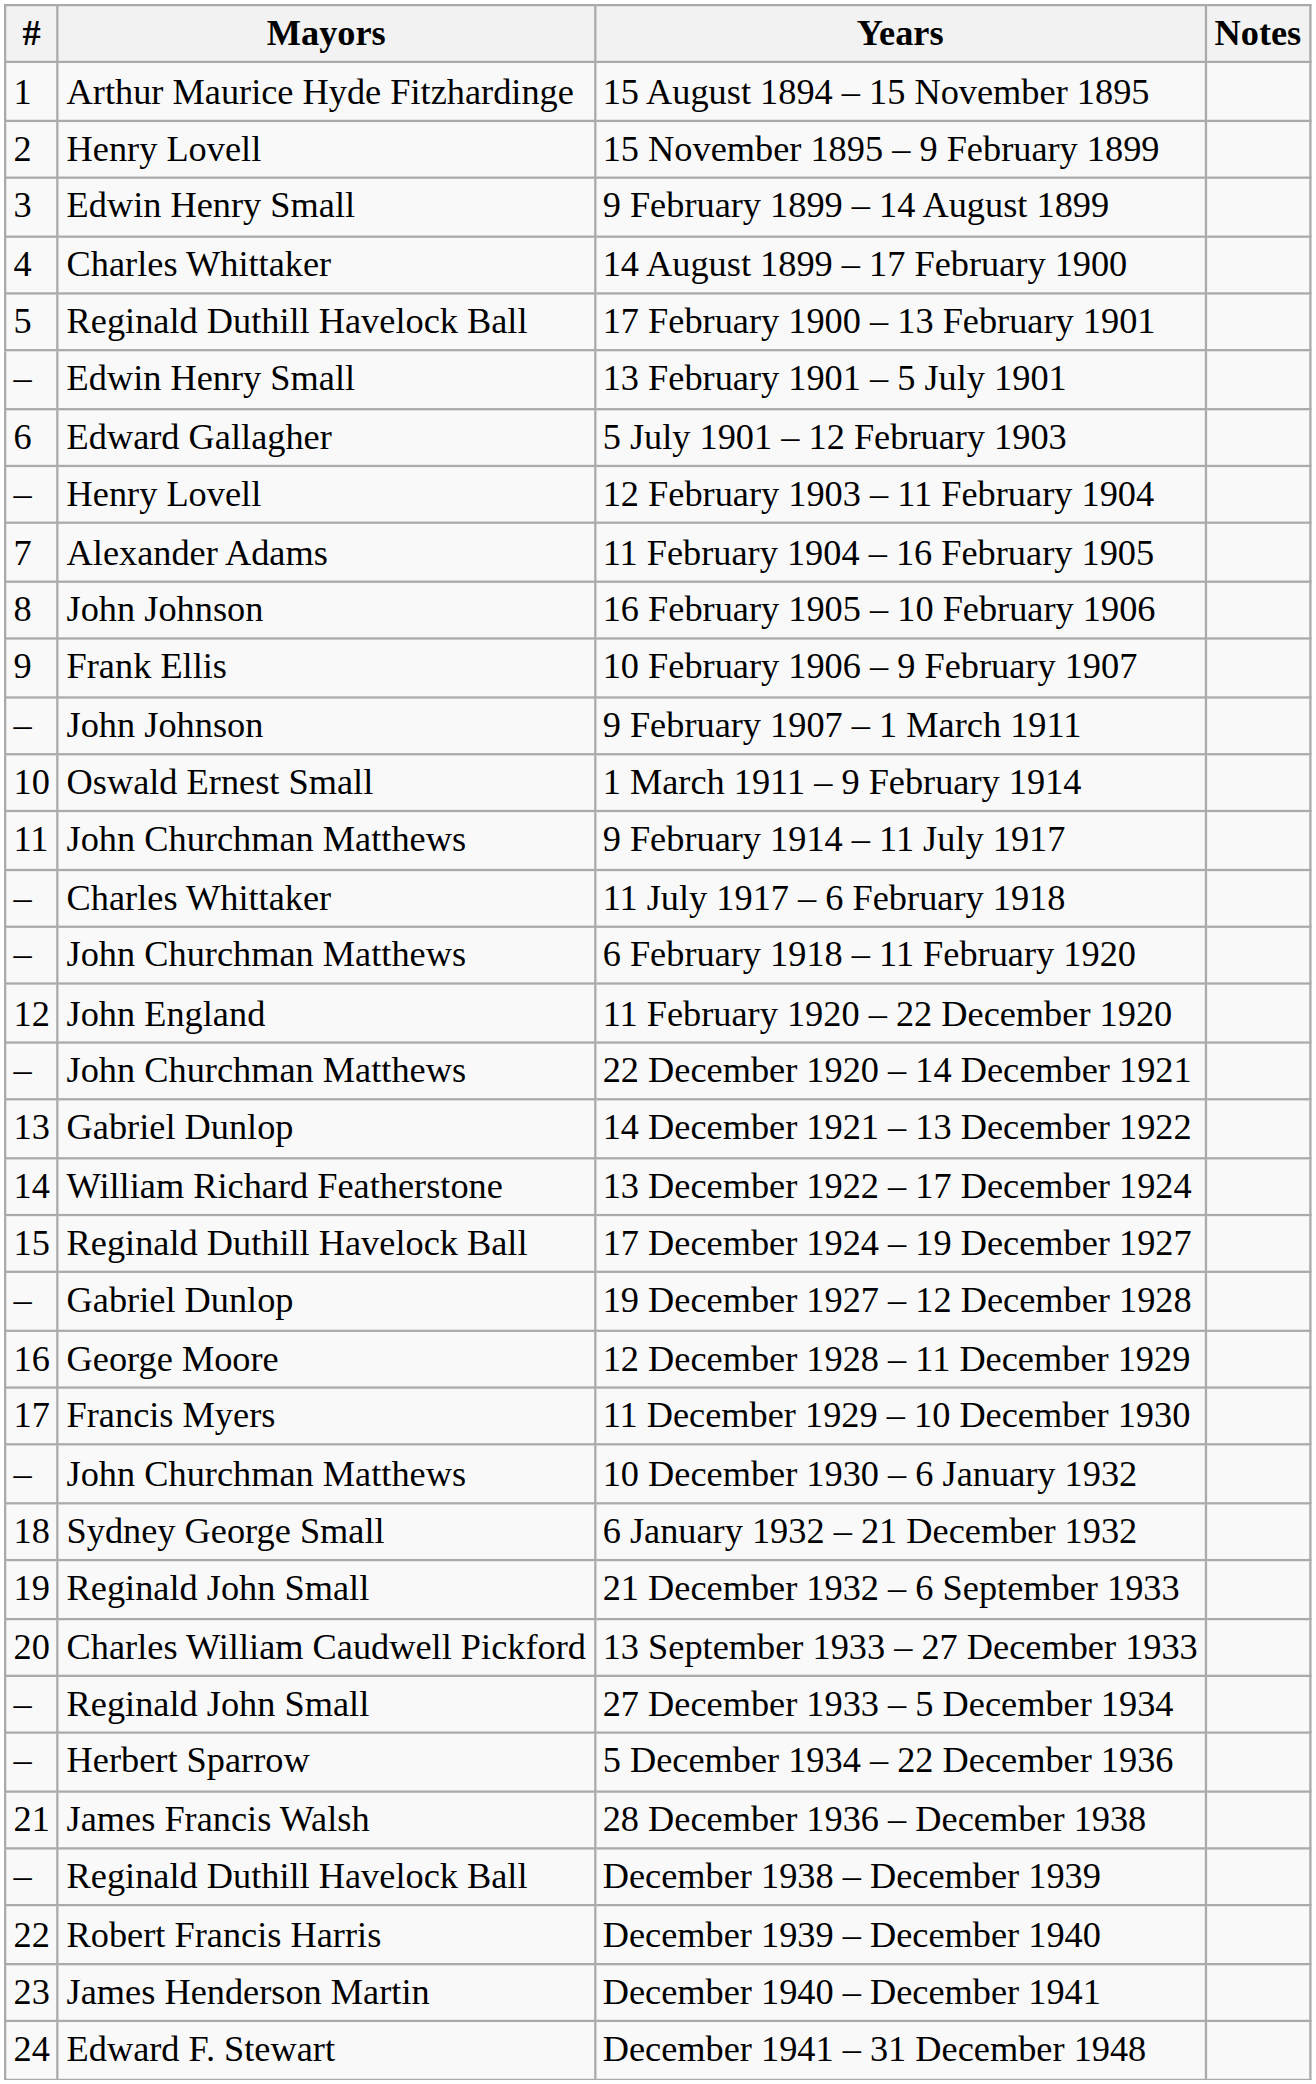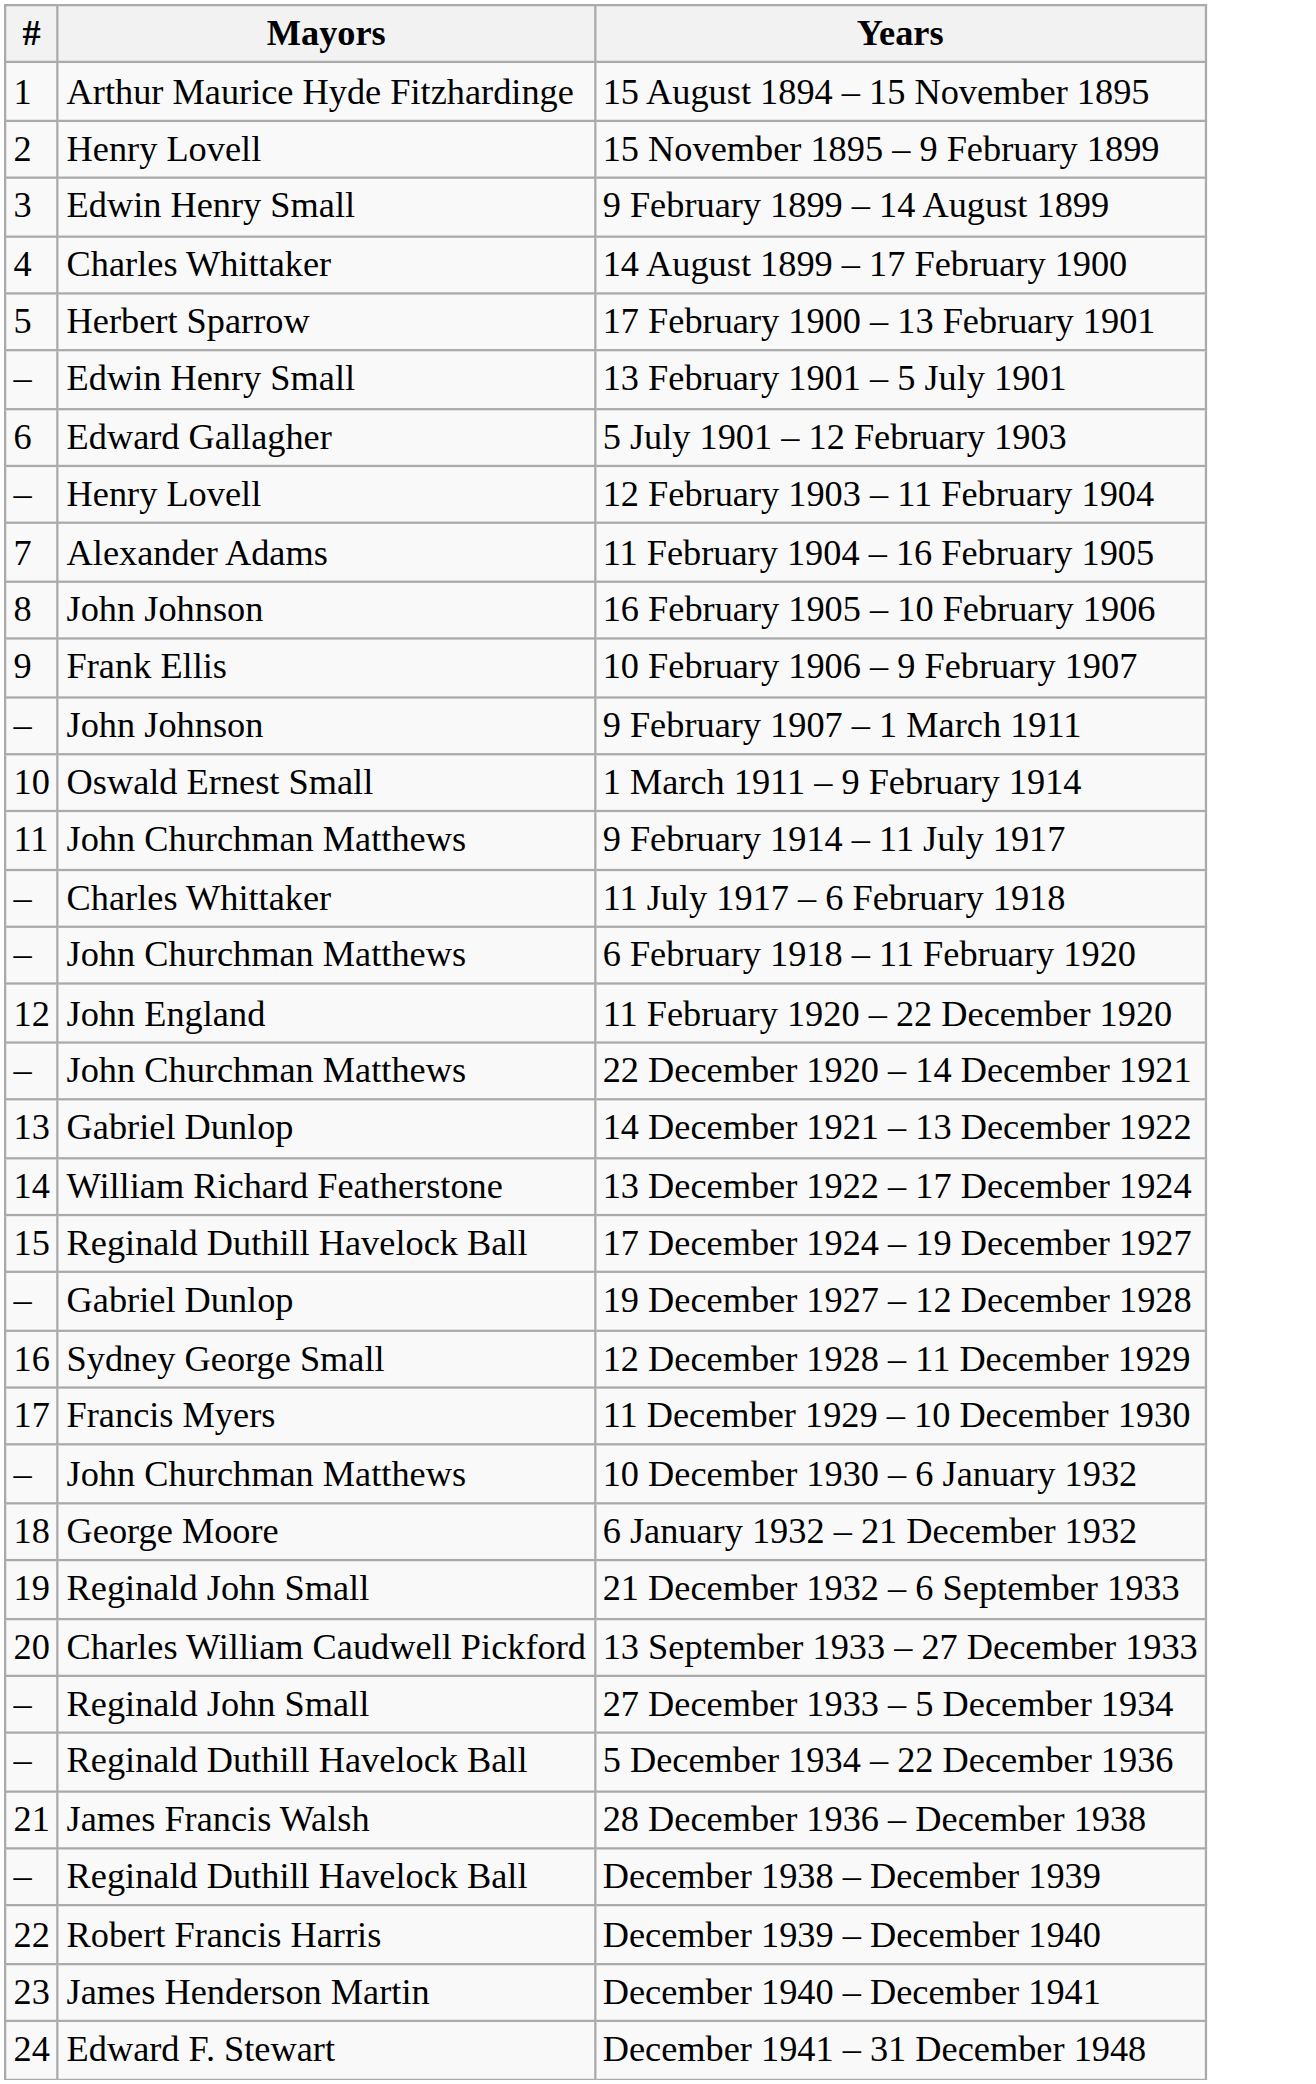- column: (1258, 33)
(297, 321) Reginald Duthill Havelock Ball -> (188, 321) Herbert Sparrow
(173, 1358) George Moore -> (226, 1358) Sydney George Small
(226, 1530) Sydney George Small -> (173, 1530) George Moore
(188, 1761) Herbert Sparrow -> (297, 1761) Reginald Duthill Havelock Ball
